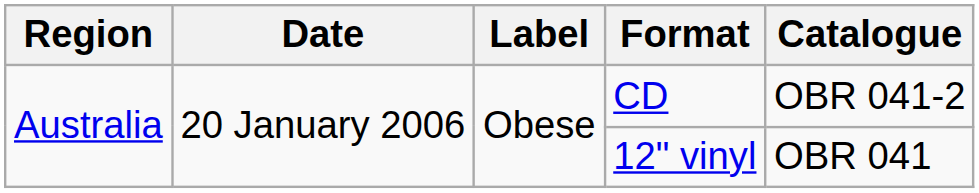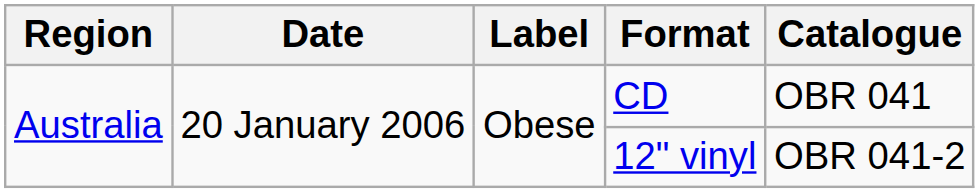(870, 95) OBR 041-2 -> (853, 95) OBR 041
(853, 156) OBR 041 -> (870, 156) OBR 041-2
